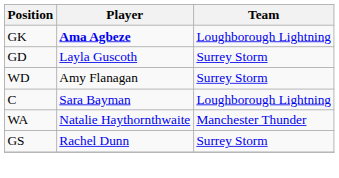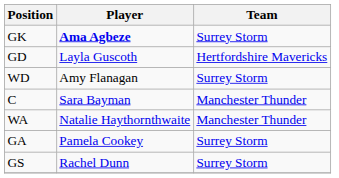(264, 36) Loughborough Lightning -> (232, 36) Surrey Storm
(232, 57) Surrey Storm -> (262, 57) Hertfordshire Mavericks
(264, 99) Loughborough Lightning -> (251, 99) Manchester Thunder
+ row: (17, 141)
